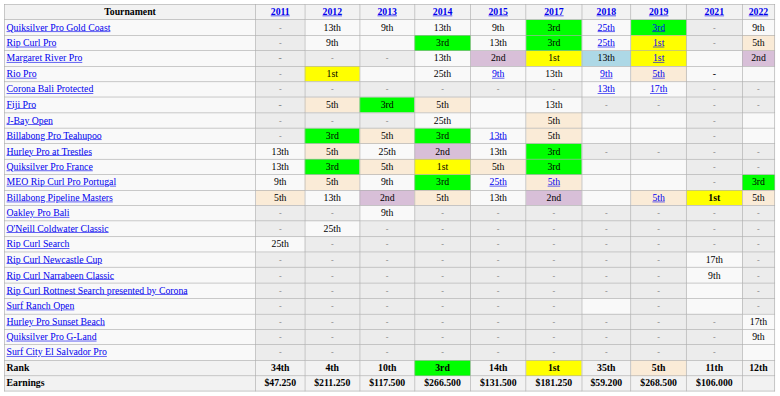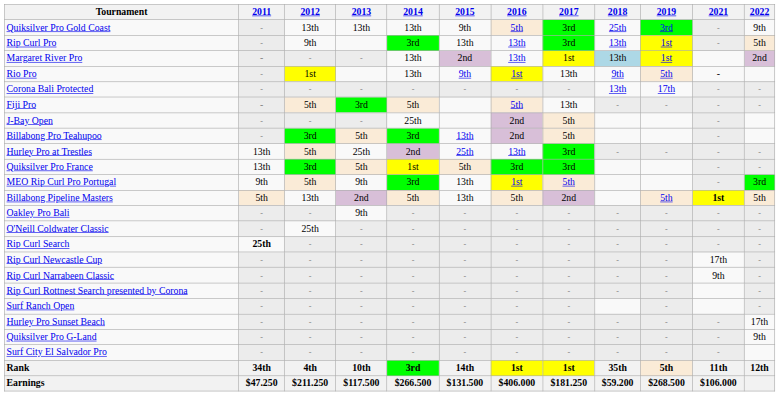+ column: (517, 12)
(387, 27) 9th -> (361, 27) 13th
(606, 43) 25th -> (618, 43) 13th
(443, 74) 25th -> (413, 74) 13th
(498, 151) 13th -> (465, 151) 25th
(498, 182) 25th -> (465, 182) 13th
(280, 244) normal -> (262, 244) bold
